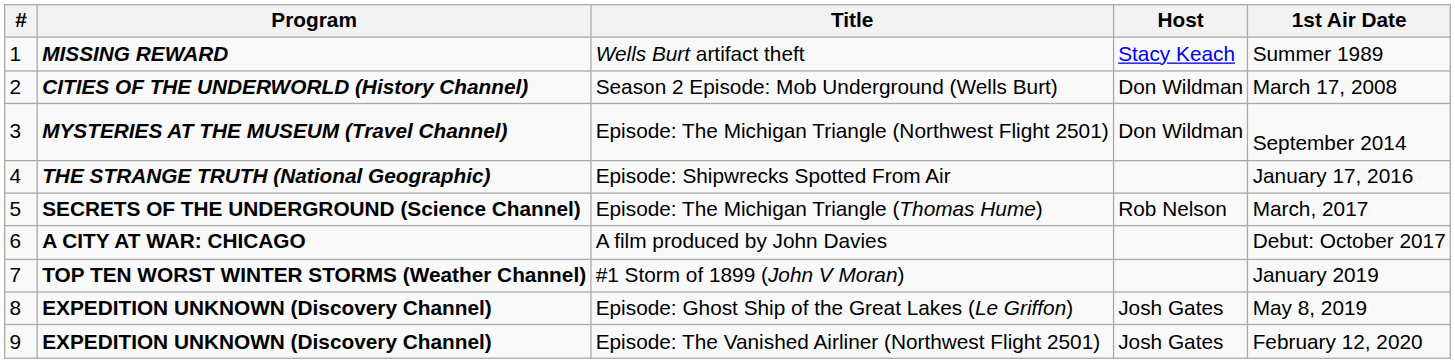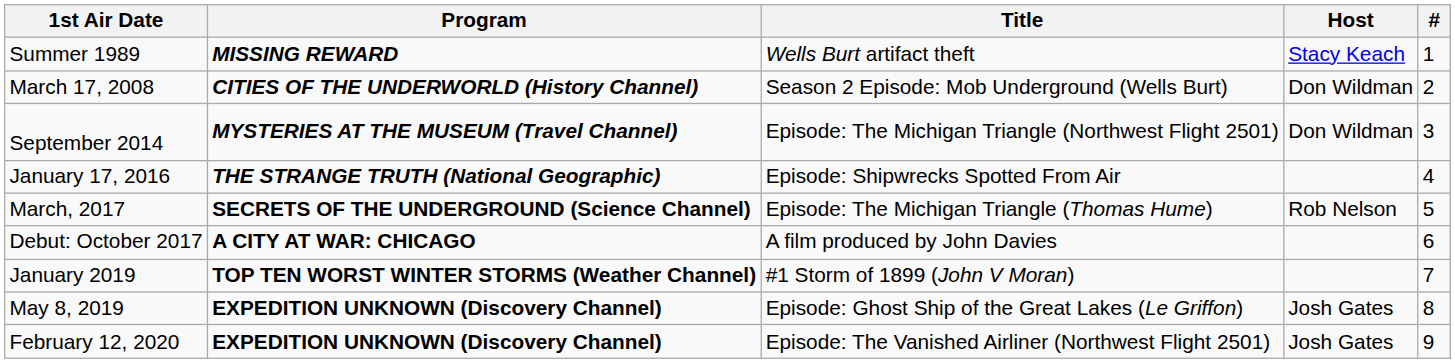columns swapped: (21, 20) <-> (1349, 20)
